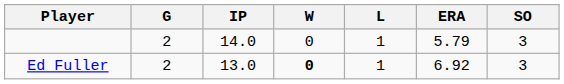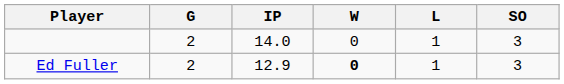- column: (452, 17)
(238, 66) 13.0 -> (272, 66) 12.9
